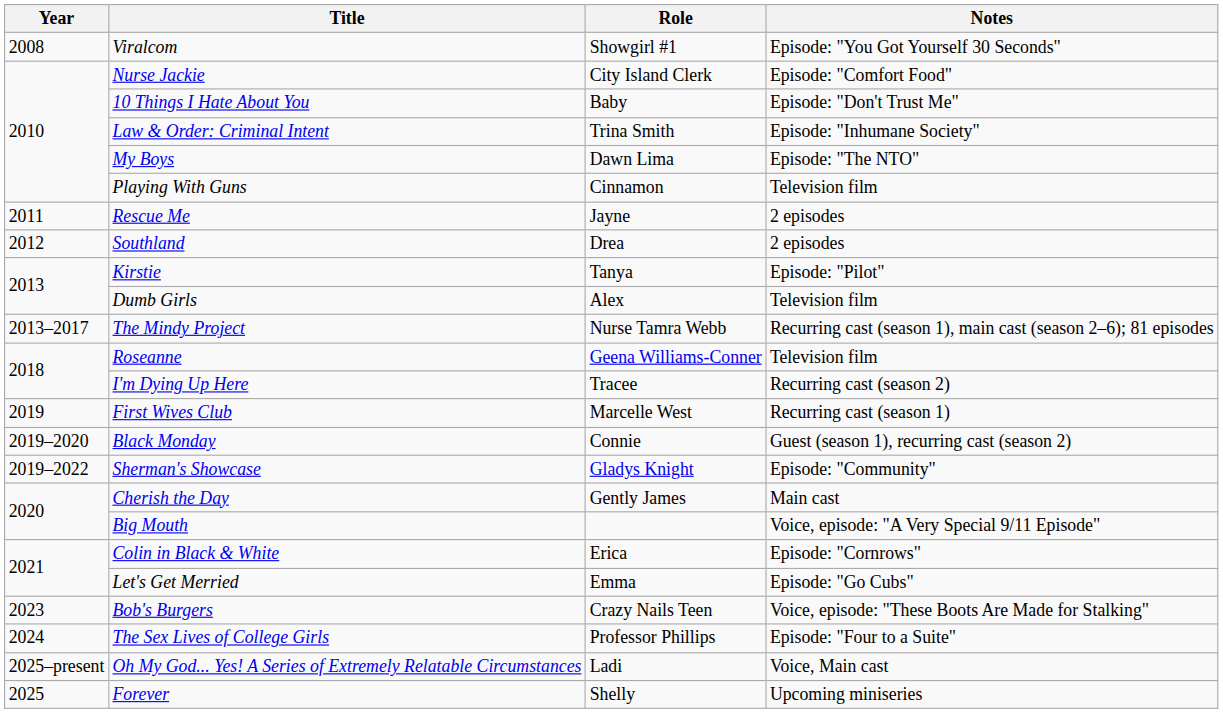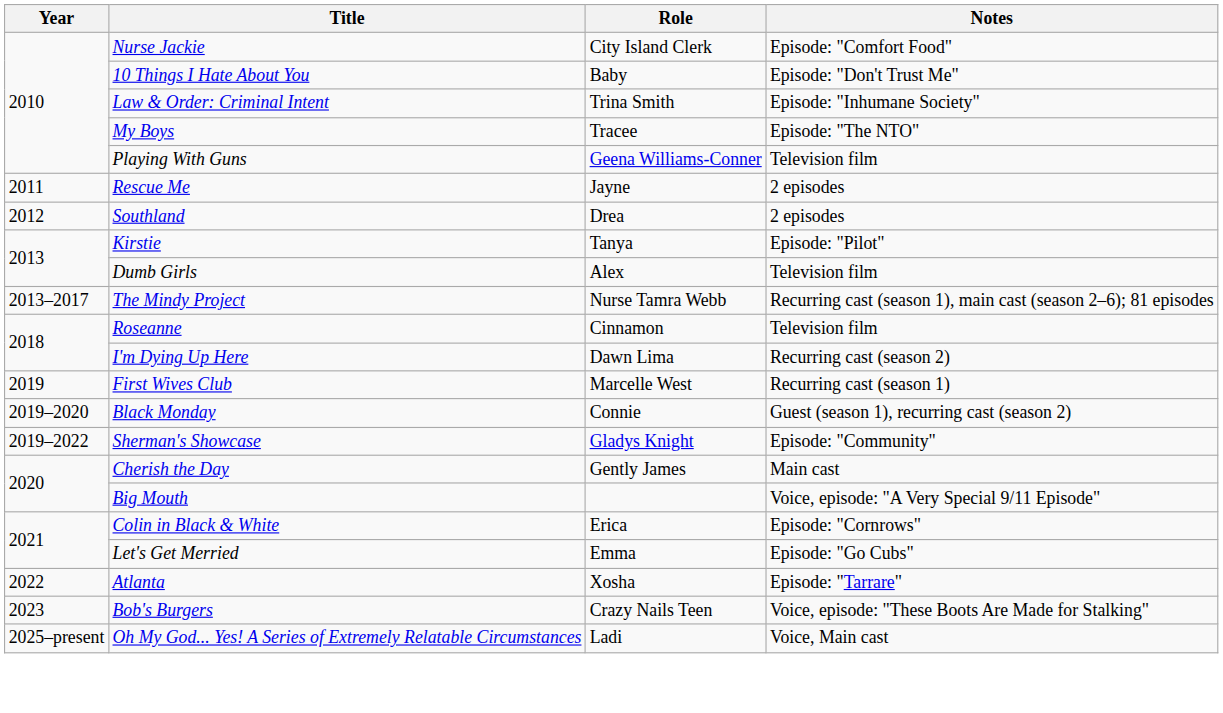- row: (145, 46)
(632, 159) Dawn Lima -> (613, 131) Tracee
(627, 187) Cinnamon -> (676, 159) Geena Williams-Conner
(676, 356) Geena Williams-Conner -> (627, 328) Cinnamon
(613, 384) Tracee -> (632, 356) Dawn Lima
+ row: (139, 581)
- row: (221, 638)
- row: (141, 694)
